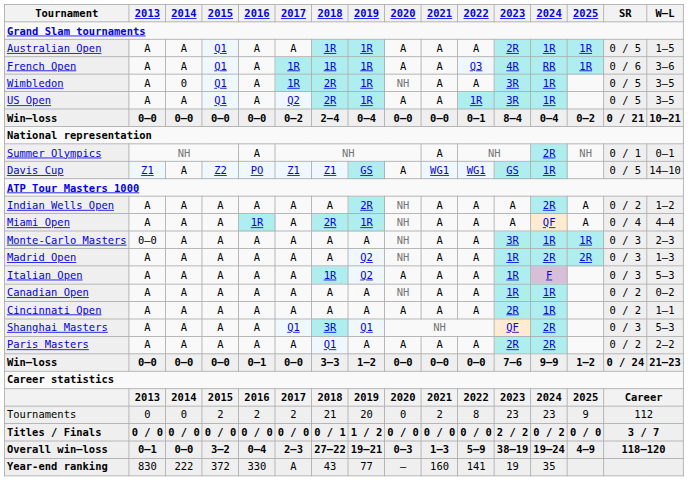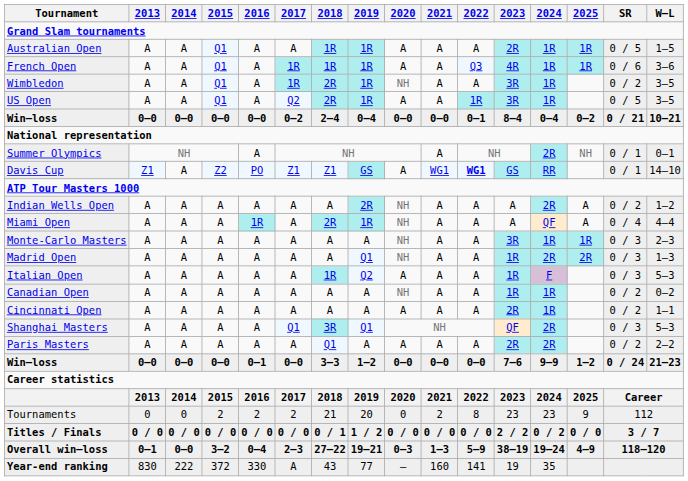(549, 65) RR -> (549, 65) 1R
(184, 83) 0 -> (184, 83) A
(625, 83) 0 / 5 -> (625, 83) 0 / 2
(476, 170) normal -> (476, 170) bold
(549, 170) 1R -> (549, 170) RR
(625, 170) 0 / 5 -> (625, 170) 0 / 1
(147, 240) 0–0 -> (147, 240) A
(367, 257) Q2 -> (367, 257) Q1
